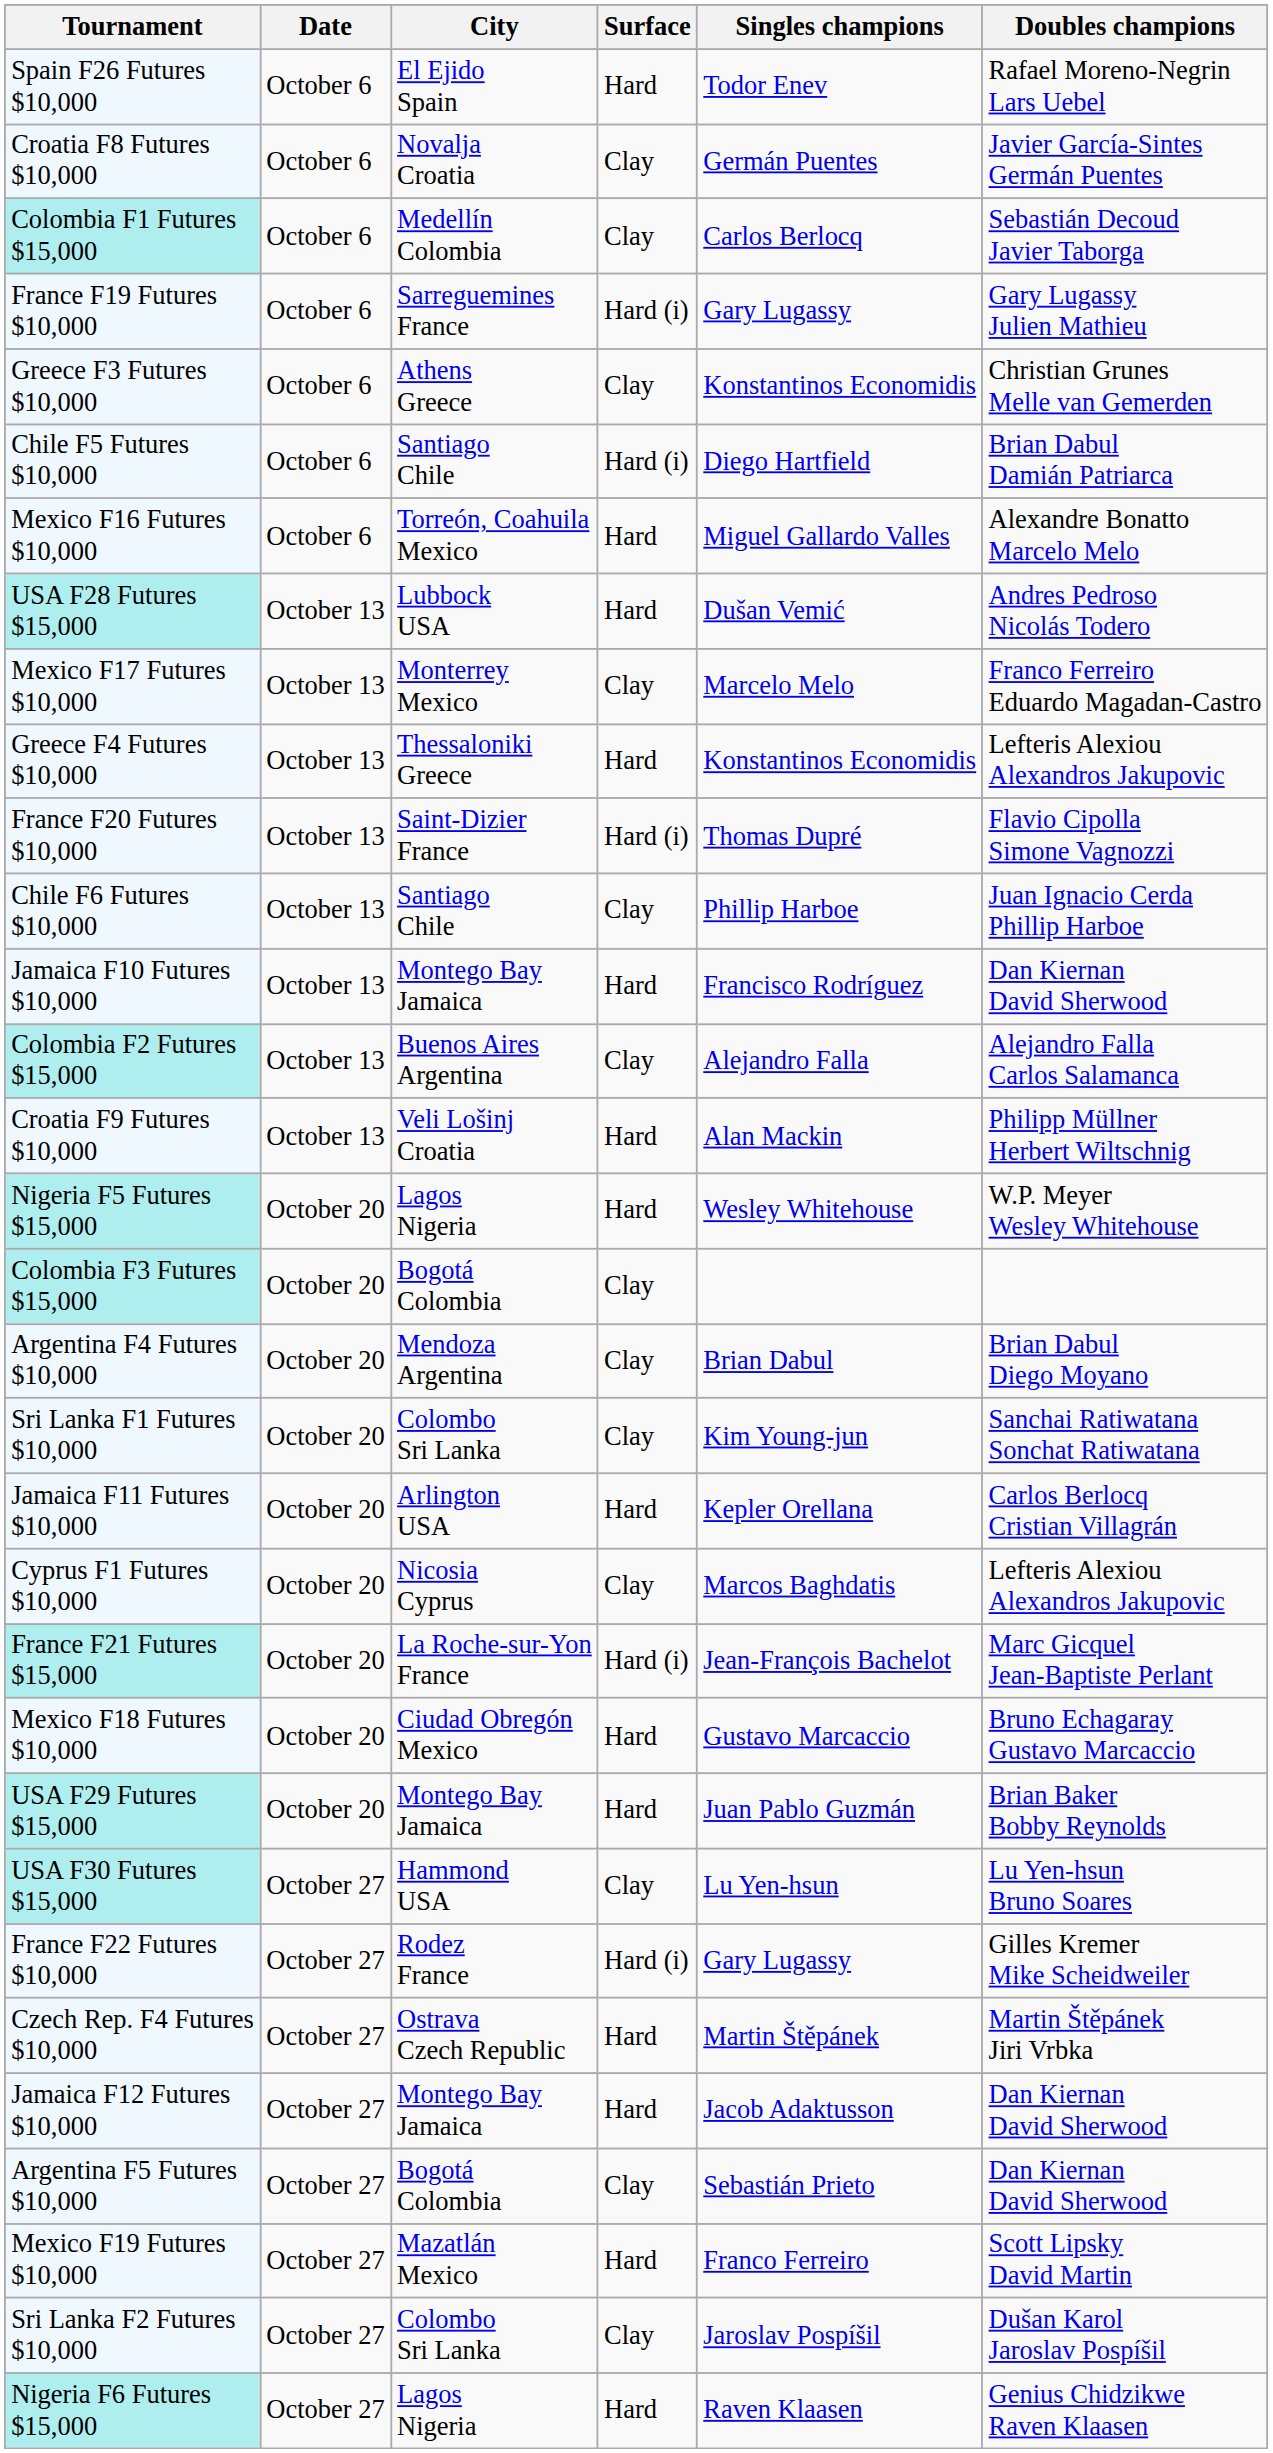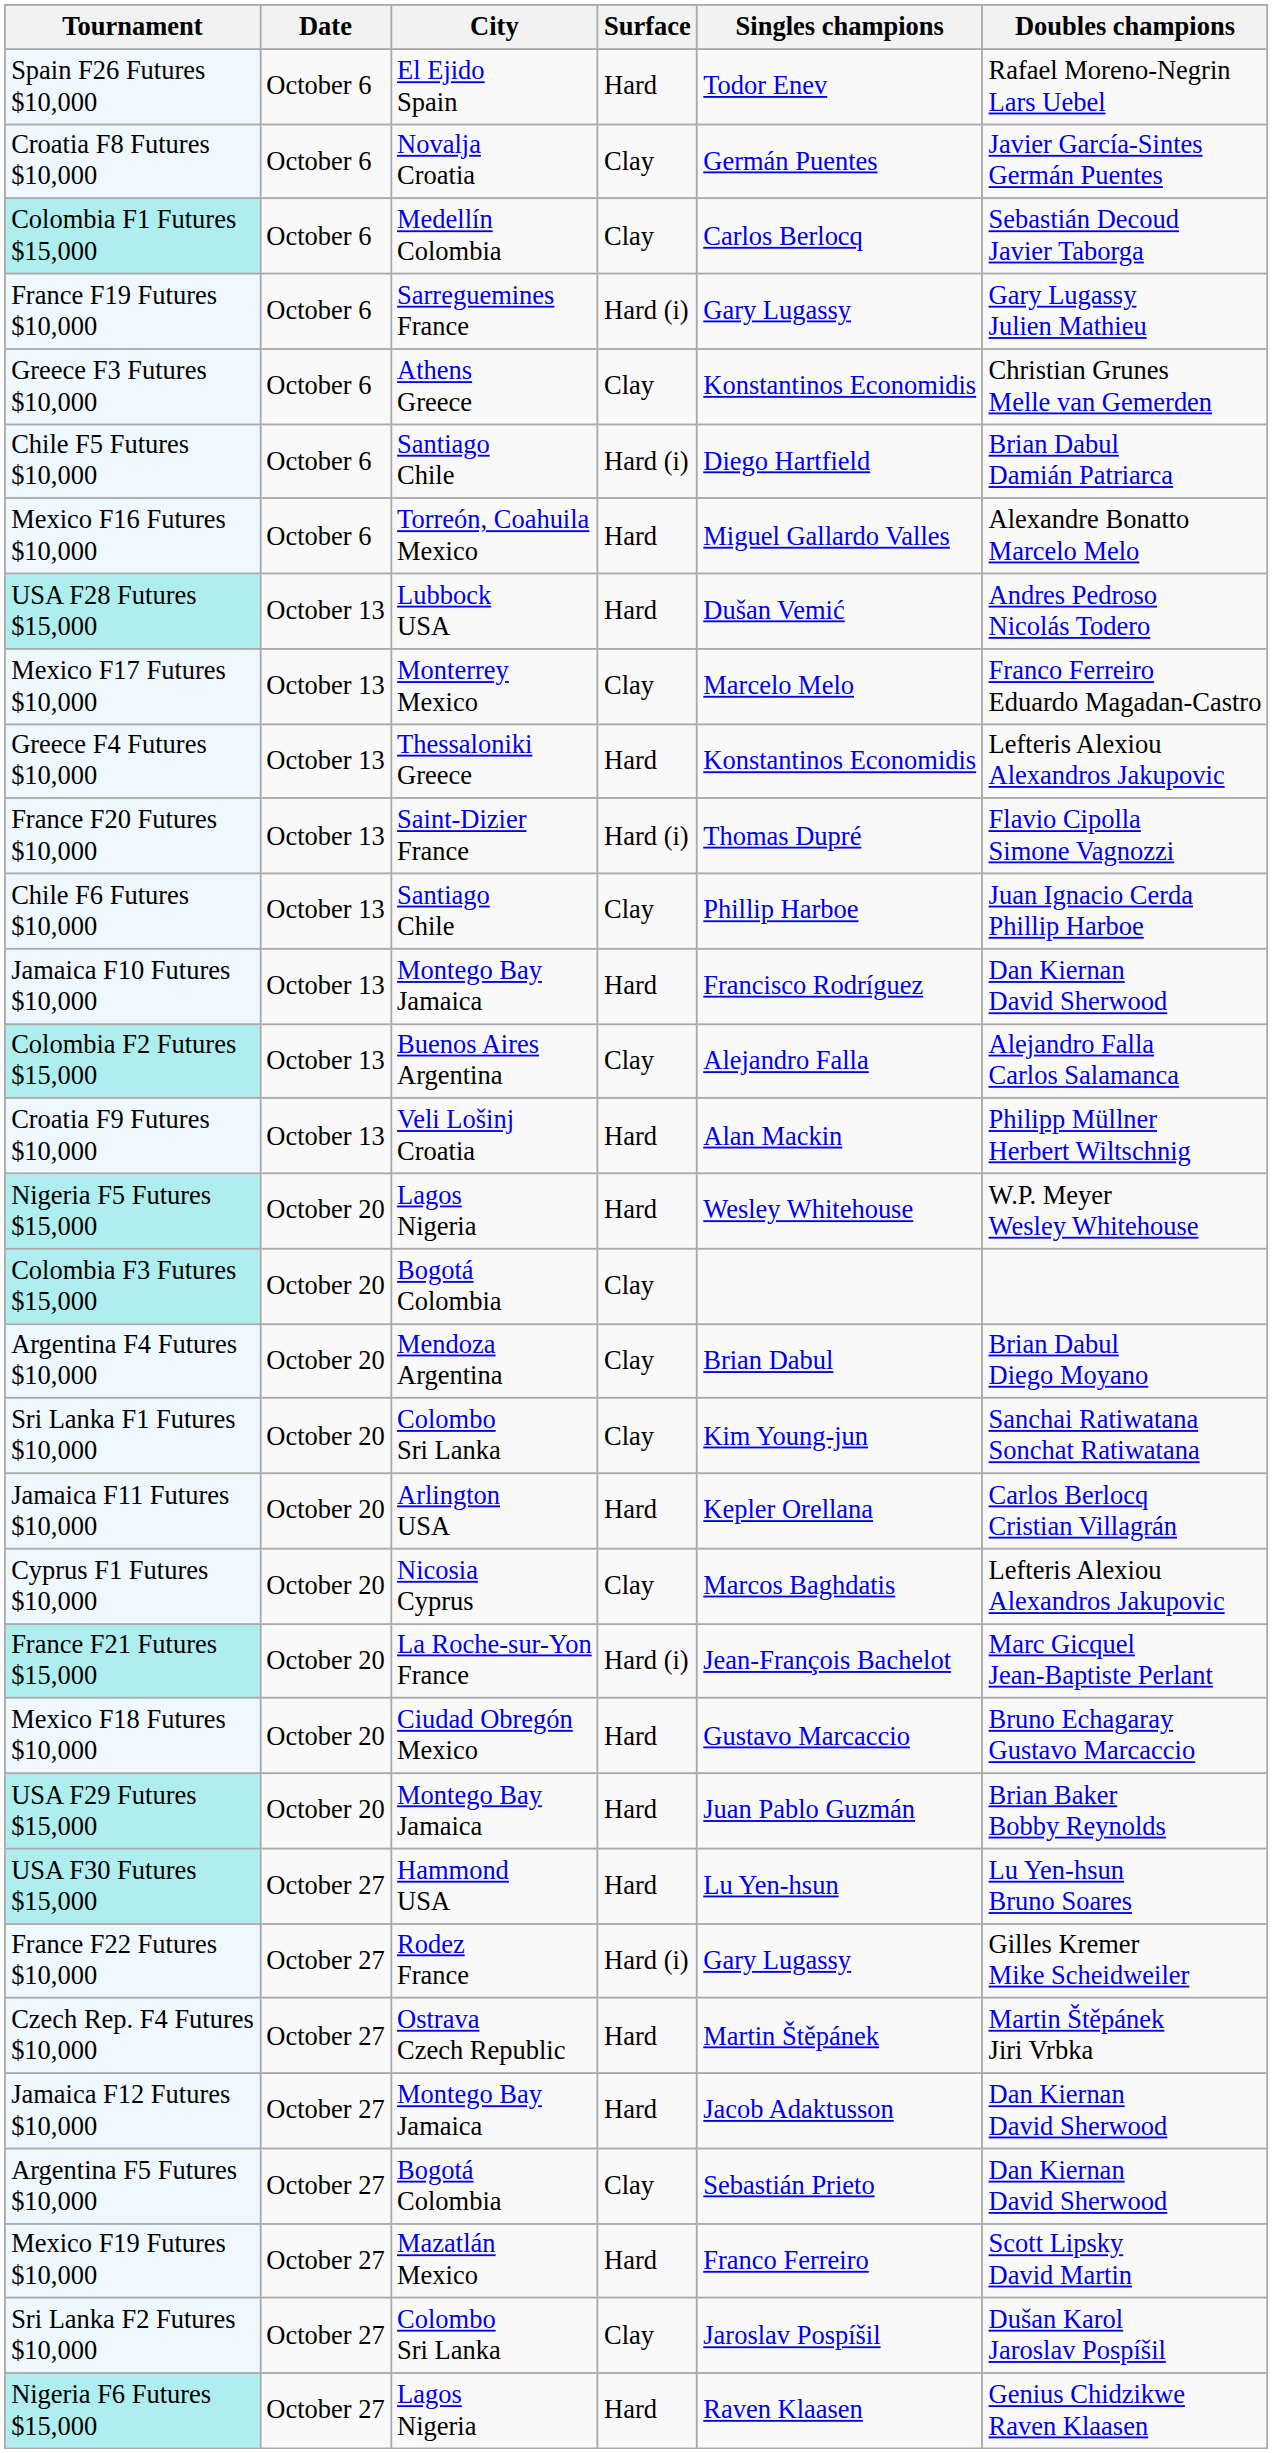(629, 1885) Clay -> (631, 1885) Hard
